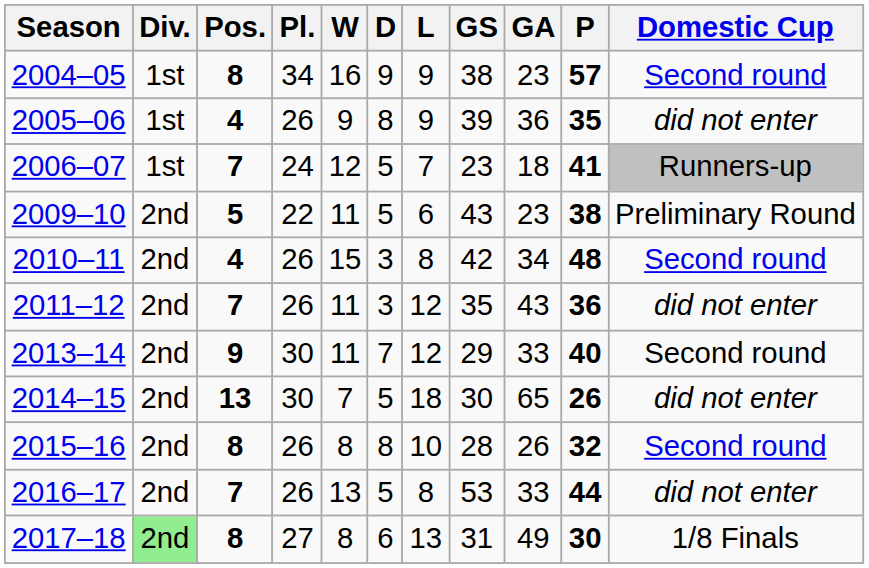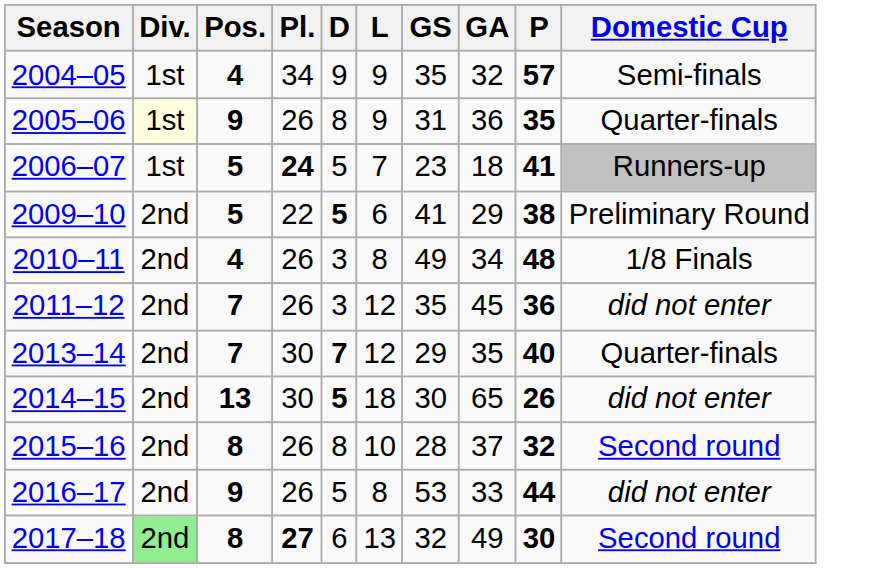- column: (345, 27)
(235, 74) 8 -> (235, 74) 4
(477, 74) 38 -> (431, 74) 35
(533, 74) 23 -> (487, 74) 32
(735, 74) Second round -> (689, 74) Semi-finals
(165, 120) no background -> (165, 120) lightyellow background
(235, 120) 4 -> (235, 120) 9
(477, 120) 39 -> (431, 120) 31
(735, 120) did not enter -> (689, 120) Quarter-finals
(235, 167) 7 -> (235, 167) 5
(297, 167) normal -> (297, 167) bold
(385, 213) normal -> (339, 213) bold
(477, 213) 43 -> (431, 213) 41
(533, 213) 23 -> (487, 213) 29
(477, 259) 42 -> (431, 259) 49
(735, 259) Second round -> (689, 259) 1/8 Finals
(533, 306) 43 -> (487, 306) 45
(235, 352) 9 -> (235, 352) 7
(385, 352) normal -> (339, 352) bold
(533, 352) 33 -> (487, 352) 35
(735, 352) Second round -> (689, 352) Quarter-finals
(385, 399) normal -> (339, 399) bold
(533, 445) 26 -> (487, 445) 37
(235, 492) 7 -> (235, 492) 9
(297, 538) normal -> (297, 538) bold
(477, 538) 31 -> (431, 538) 32
(735, 538) 1/8 Finals -> (689, 538) Second round
